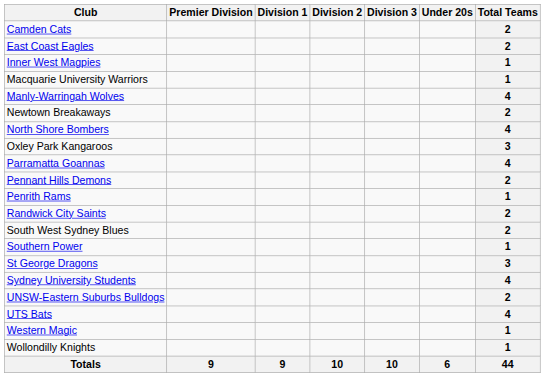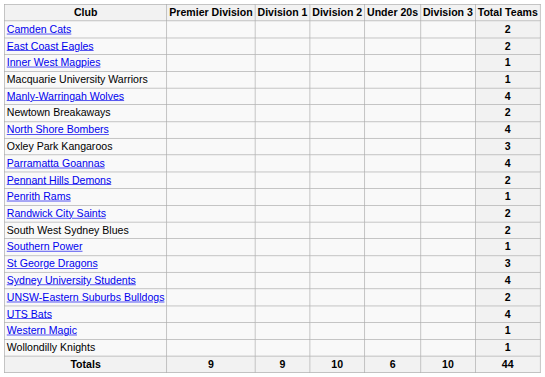columns swapped: (392, 12) <-> (447, 12)
